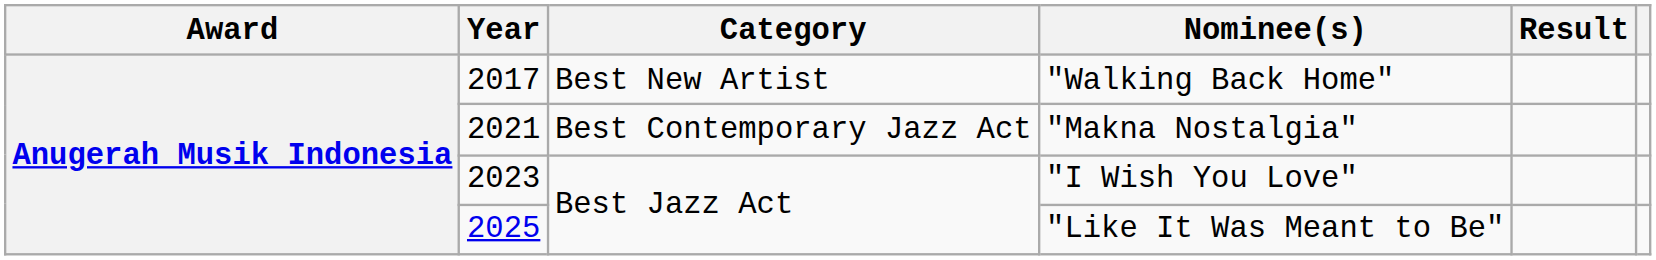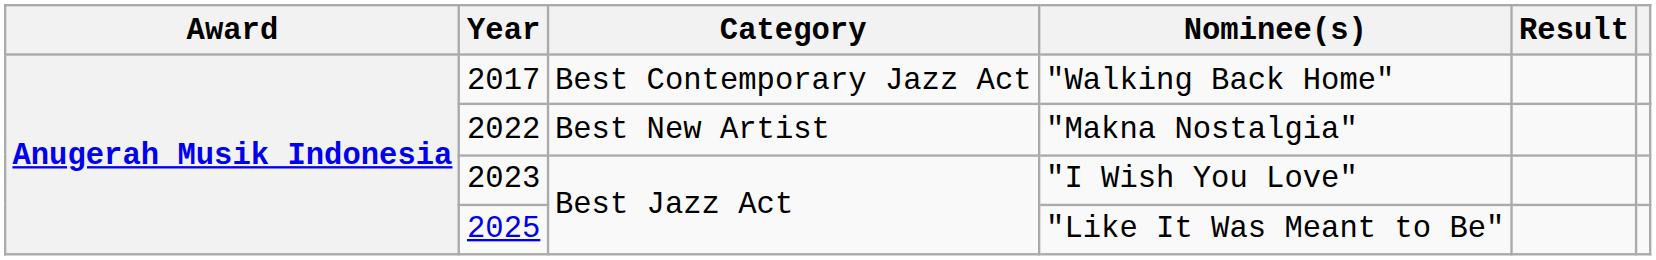(692, 80) Best New Artist -> (793, 80) Best Contemporary Jazz Act
(504, 130) 2021 -> (504, 130) 2022
(793, 130) Best Contemporary Jazz Act -> (692, 130) Best New Artist
